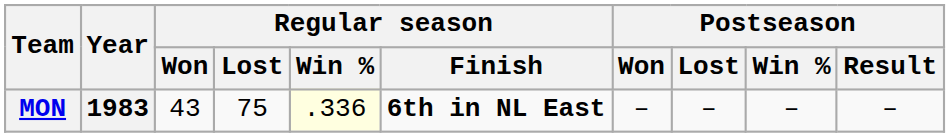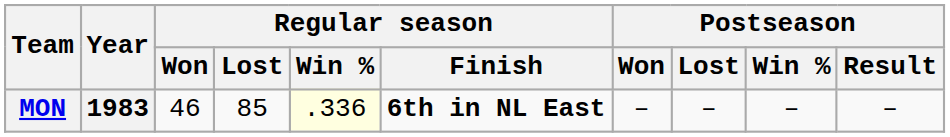(185, 111) 43 -> (185, 111) 46
(252, 111) 75 -> (252, 111) 85
